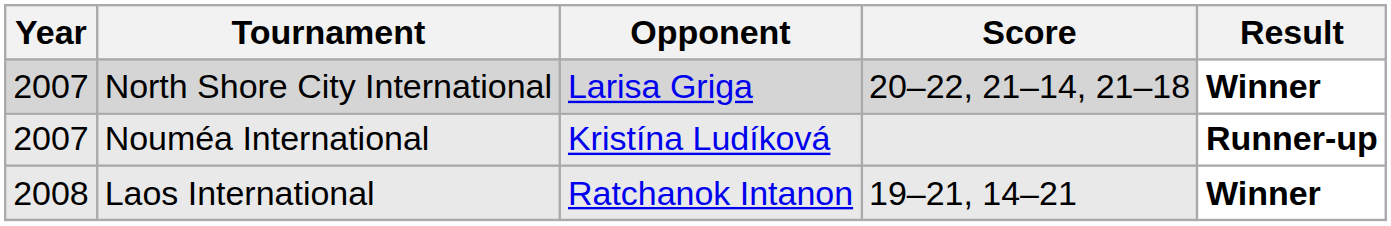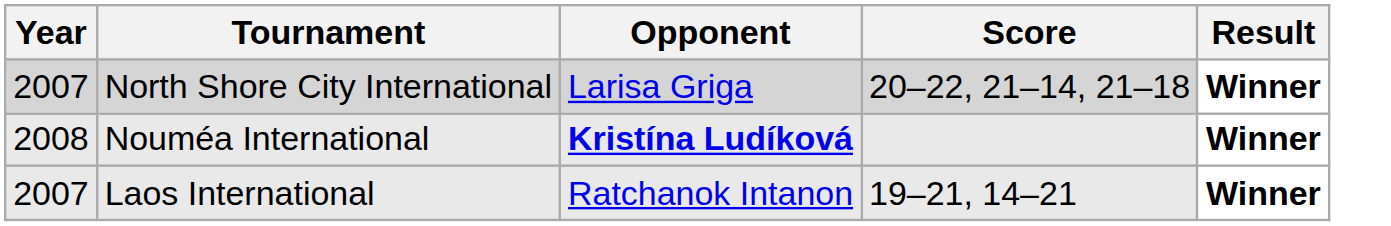(51, 140) 2007 -> (51, 140) 2008
(699, 140) normal -> (710, 140) bold
(1292, 140) Runner-up -> (1263, 140) Winner
(51, 193) 2008 -> (51, 193) 2007
